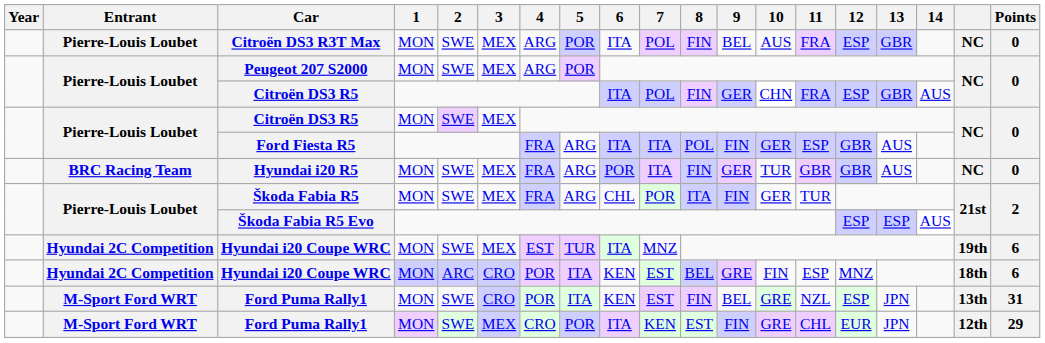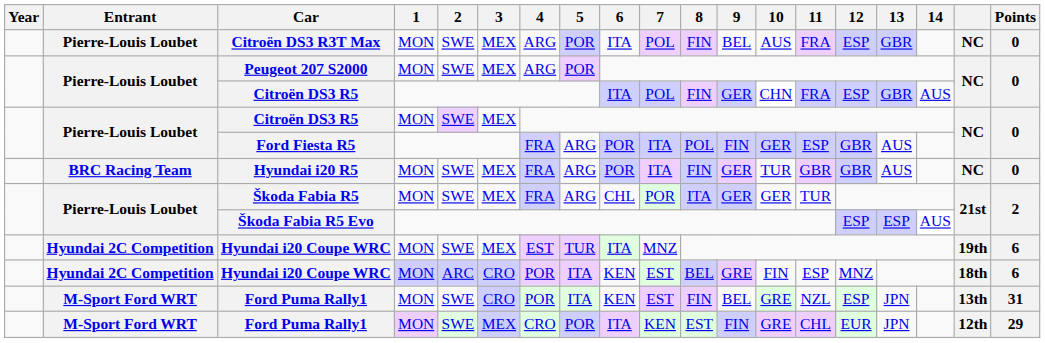(620, 144) ITA -> (620, 144) POR
(737, 195) FIN -> (737, 195) GER
